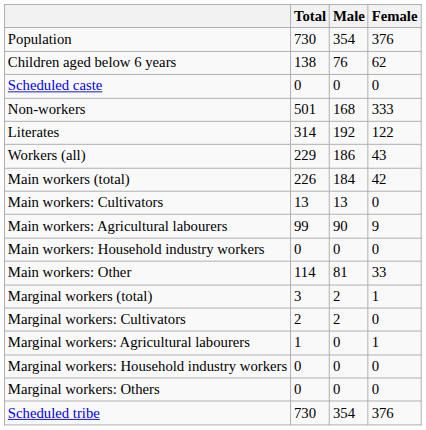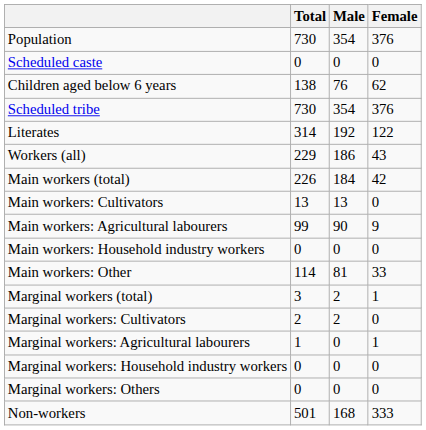rows swapped: (92, 62) <-> (55, 86)
rows swapped: (54, 413) <-> (47, 109)
